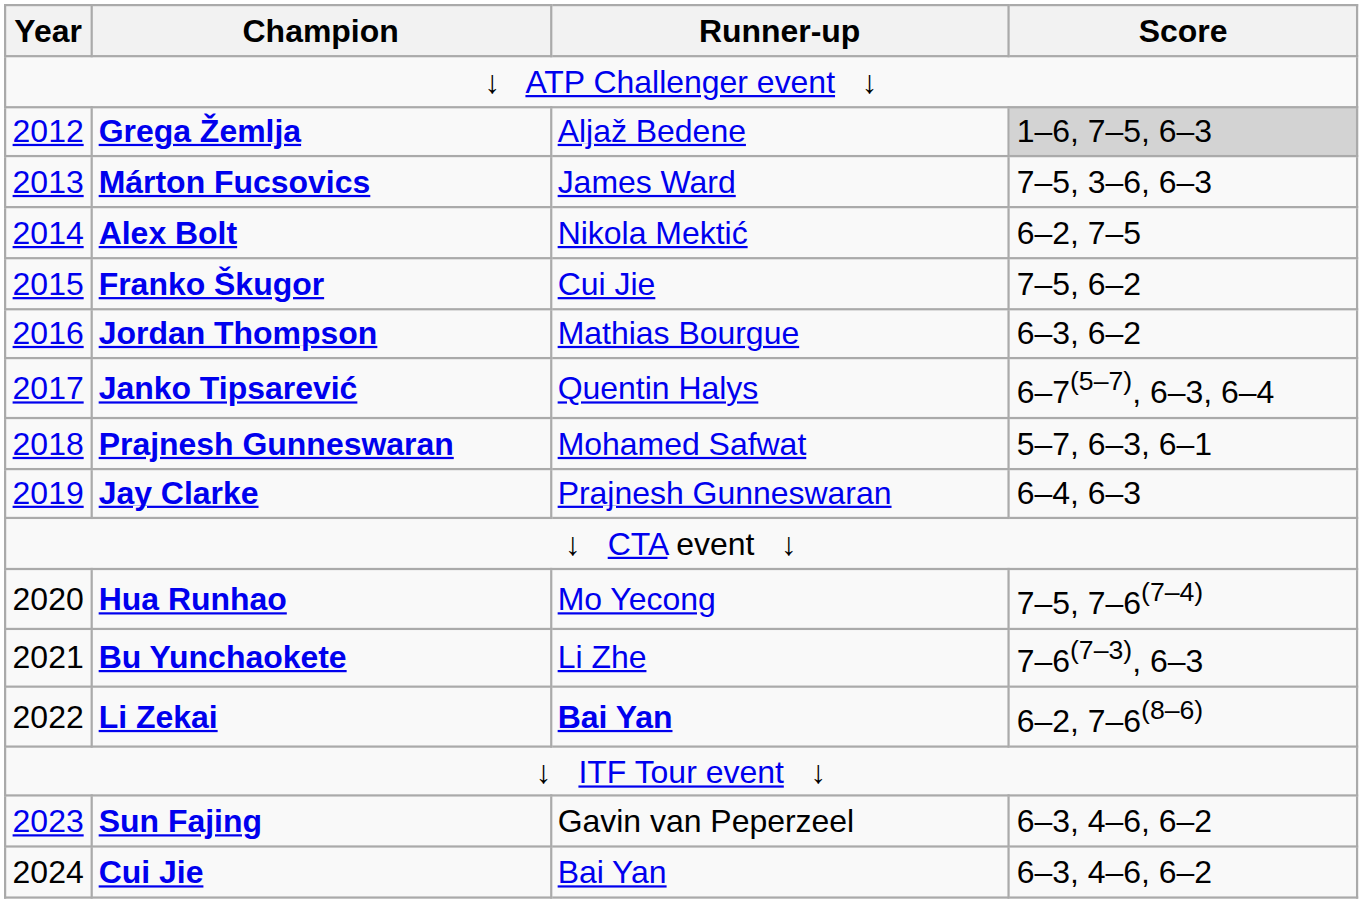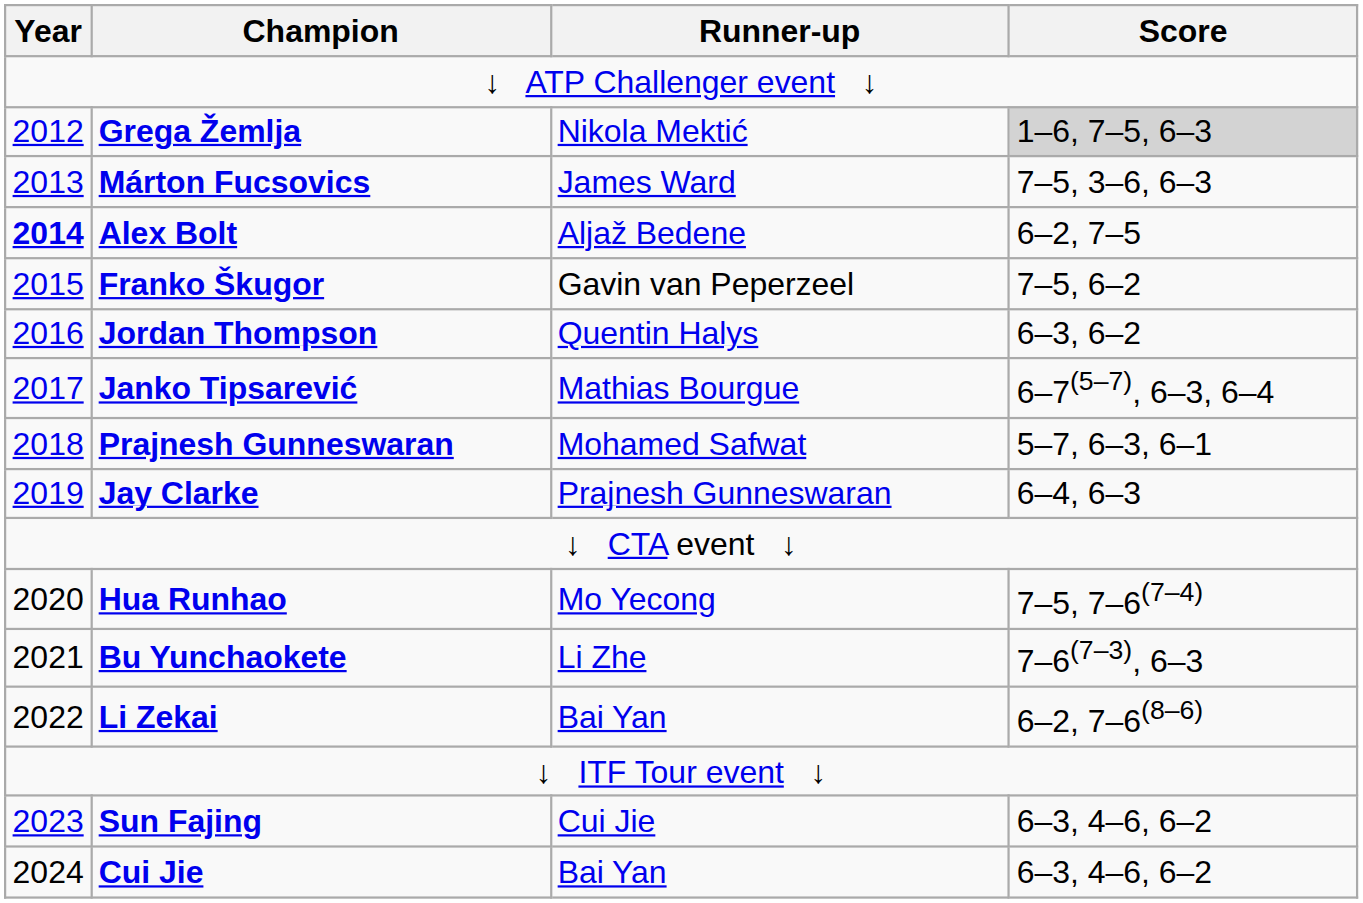(652, 132) Aljaž Bedene -> (653, 132) Nikola Mektić
(48, 233) normal -> (48, 233) bold
(653, 233) Nikola Mektić -> (652, 233) Aljaž Bedene
(606, 283) Cui Jie -> (706, 283) Gavin van Peperzeel
(678, 334) Mathias Bourgue -> (658, 334) Quentin Halys
(658, 388) Quentin Halys -> (678, 388) Mathias Bourgue
(615, 717) bold -> (612, 717) normal
(706, 822) Gavin van Peperzeel -> (606, 822) Cui Jie
